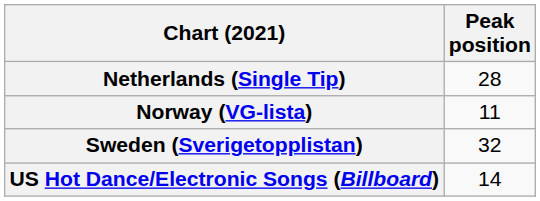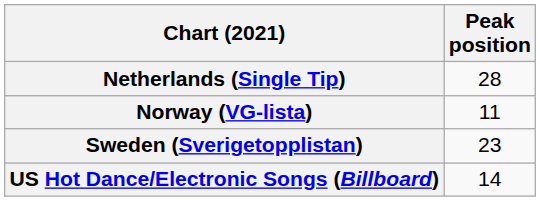(490, 145) 32 -> (490, 145) 23
